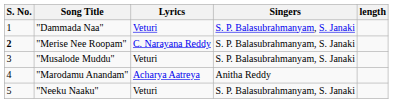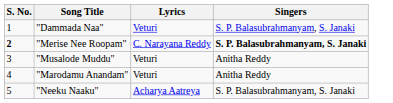- column: (373, 12)
(285, 43) normal -> (291, 43) bold
(285, 59) S. P. Balasubrahmanyam, S. Janaki -> (243, 59) Anitha Reddy
(166, 75) Acharya Aatreya -> (145, 75) Veturi
(145, 91) Veturi -> (166, 91) Acharya Aatreya
